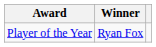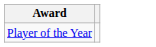- column: (120, 13)
